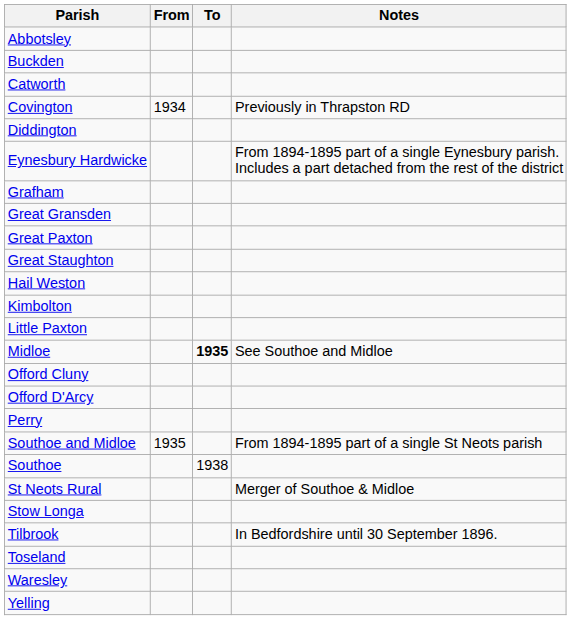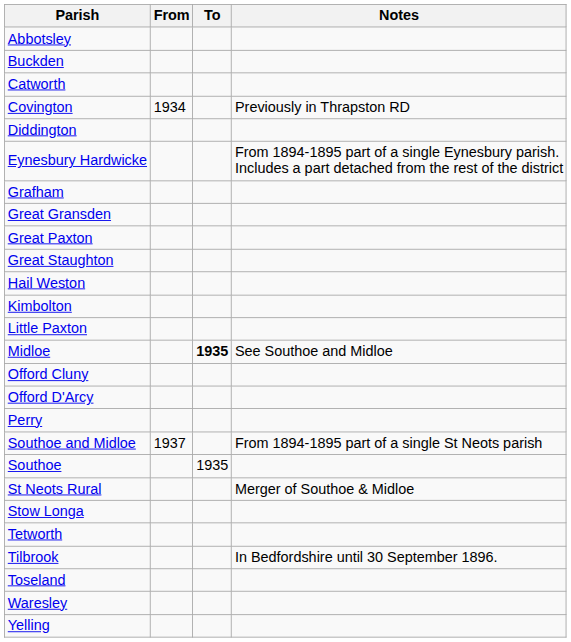(170, 443) 1935 -> (170, 443) 1937
(212, 466) 1938 -> (212, 466) 1935
+ row: (35, 534)
